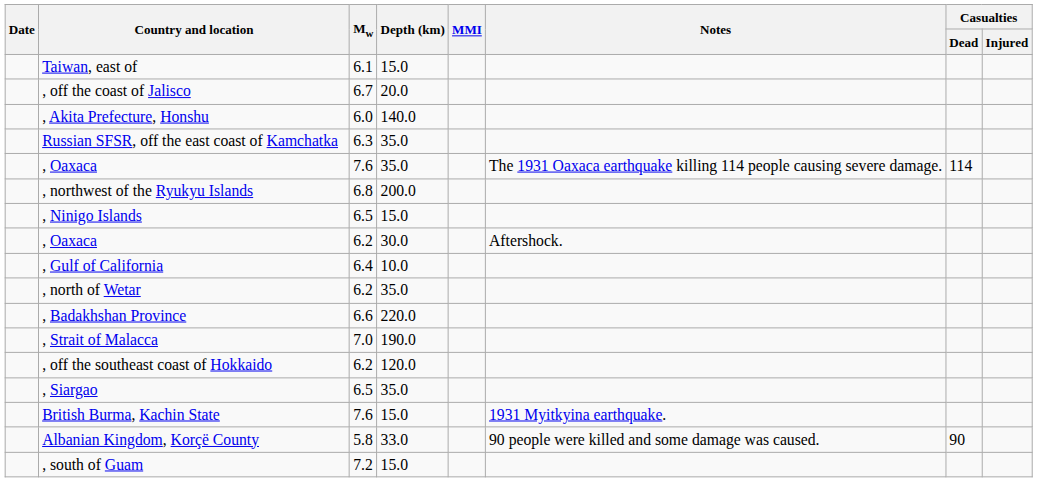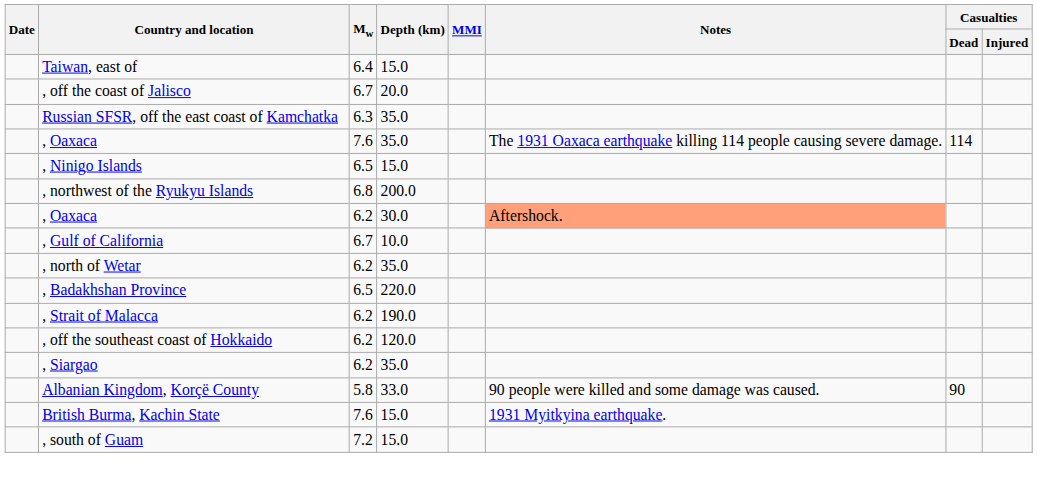(363, 66) 6.1 -> (363, 66) 6.4
- row: (126, 116)
rows swapped: (148, 191) <-> (92, 215)
(526, 240) no background -> (526, 215) lightsalmon background
(363, 265) 6.4 -> (363, 240) 6.7
(363, 315) 6.6 -> (363, 290) 6.5
(363, 340) 7.0 -> (363, 315) 6.2
(363, 389) 6.5 -> (363, 365) 6.2
rows swapped: (131, 414) <-> (151, 439)
